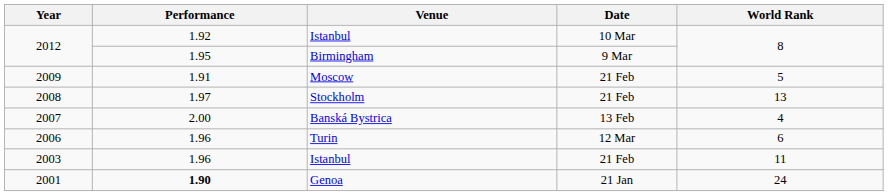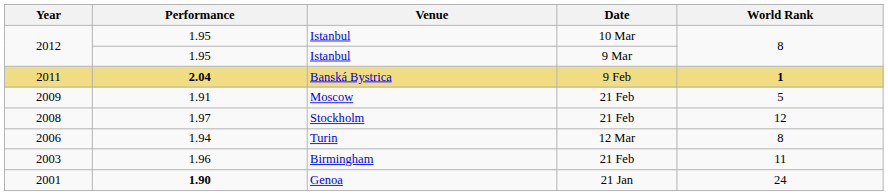(200, 35) 1.92 -> (200, 35) 1.95
(342, 56) Birmingham -> (330, 56) Istanbul
+ row: (48, 77)
(780, 97) 13 -> (780, 118) 12
- row: (48, 118)
(200, 139) 1.96 -> (200, 139) 1.94
(780, 139) 6 -> (780, 139) 8
(330, 159) Istanbul -> (342, 159) Birmingham
